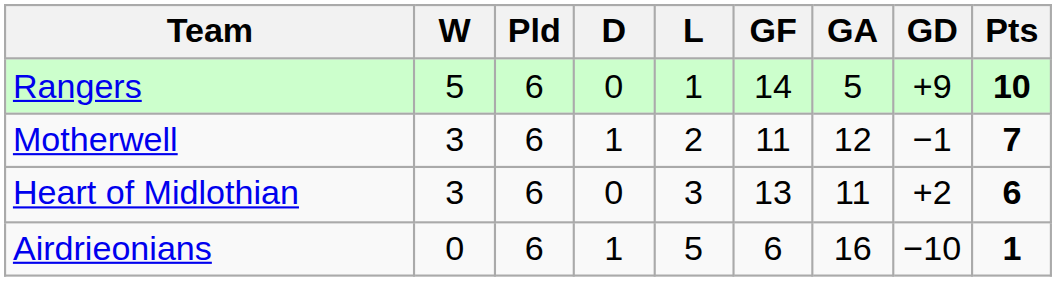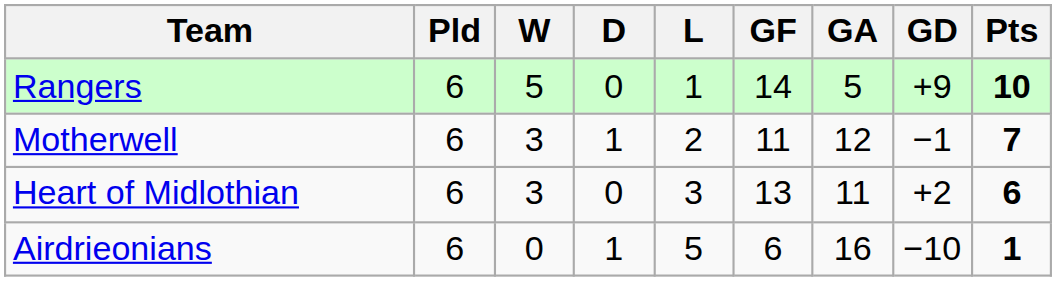columns swapped: (534, 31) <-> (455, 31)
